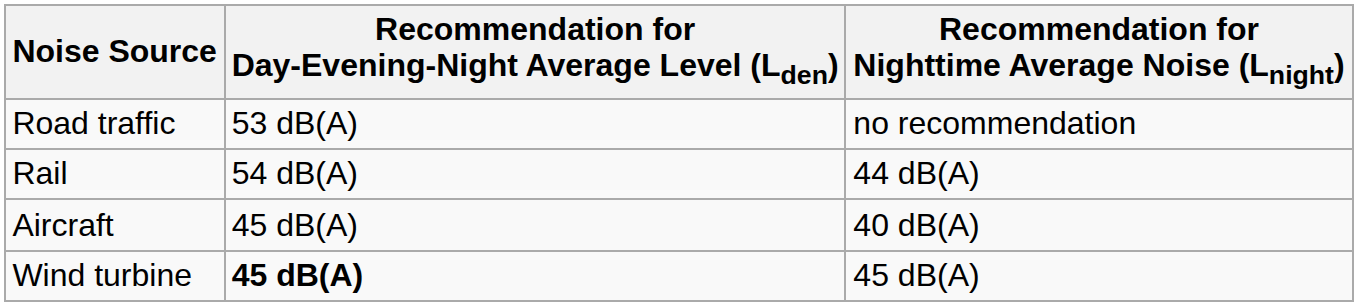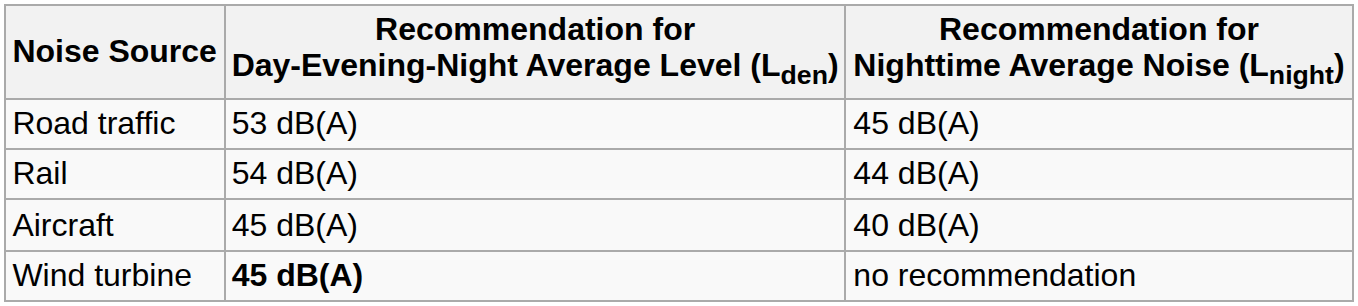(995, 122) no recommendation -> (916, 122) 45 dB(A)
(916, 275) 45 dB(A) -> (995, 275) no recommendation
